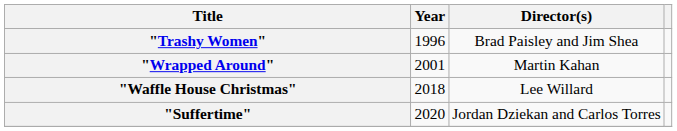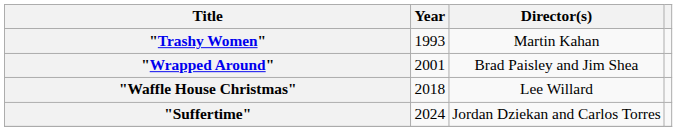(430, 41) 1996 -> (430, 41) 1993
(557, 41) Brad Paisley and Jim Shea -> (557, 41) Martin Kahan
(557, 65) Martin Kahan -> (557, 65) Brad Paisley and Jim Shea
(430, 114) 2020 -> (430, 114) 2024
